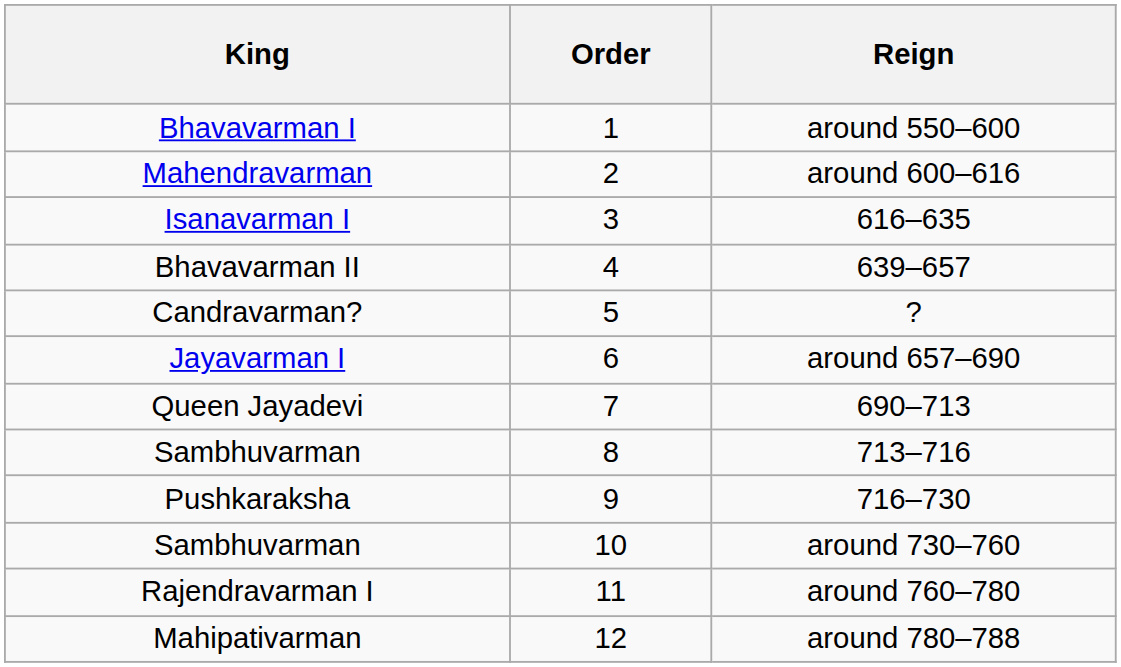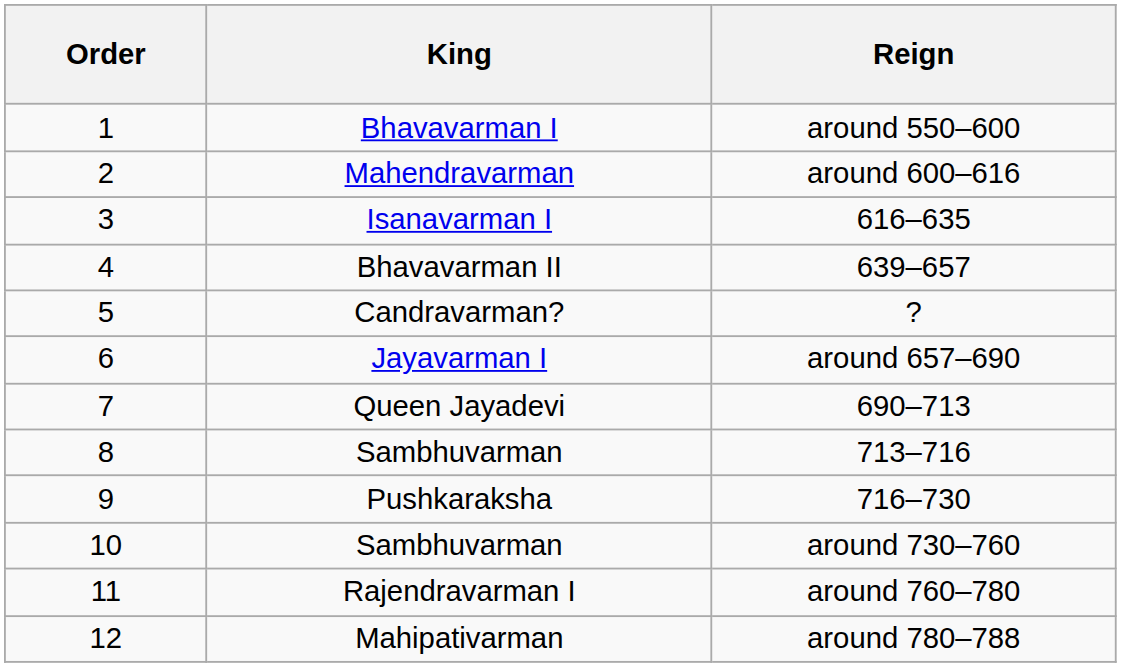columns swapped: (611, 54) <-> (257, 54)
